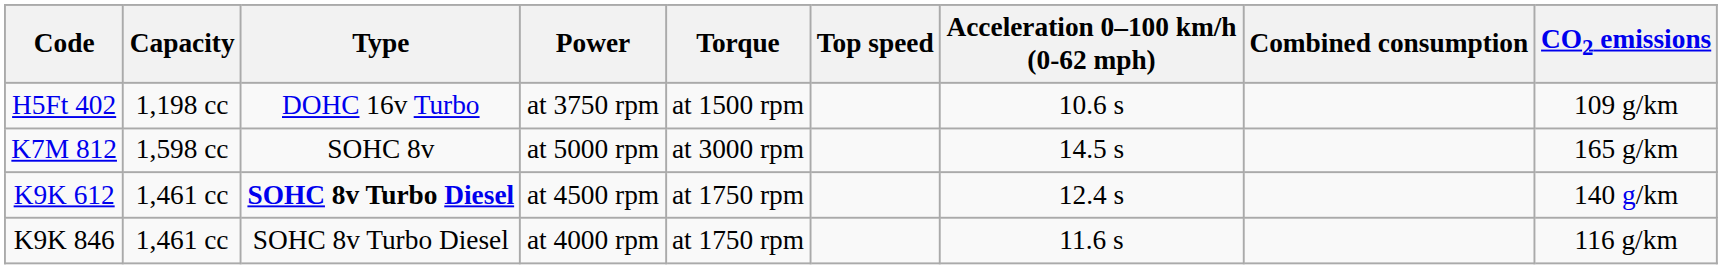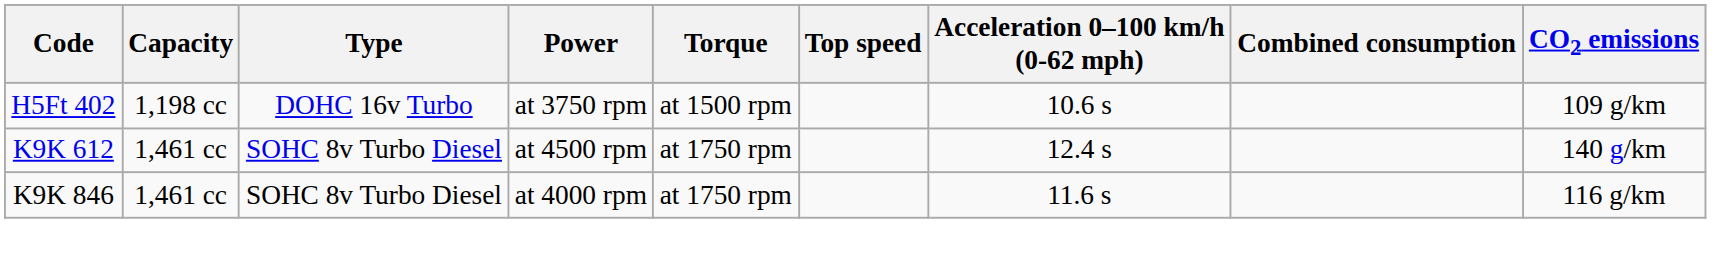- row: (64, 150)
(381, 195) bold -> (374, 150) normal
